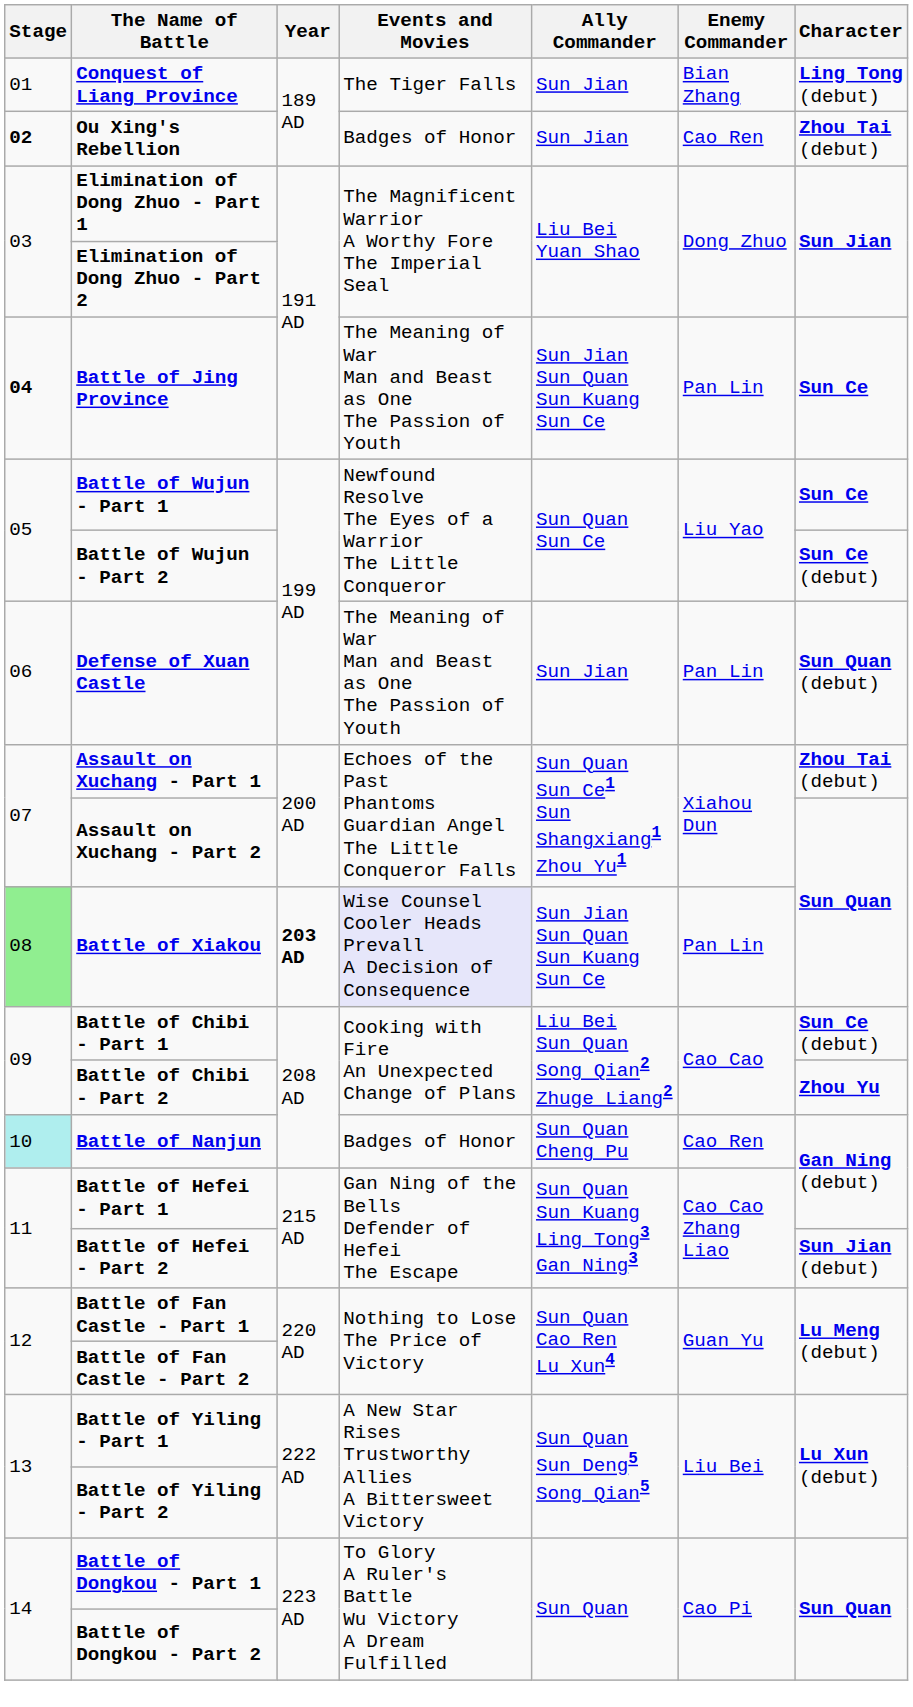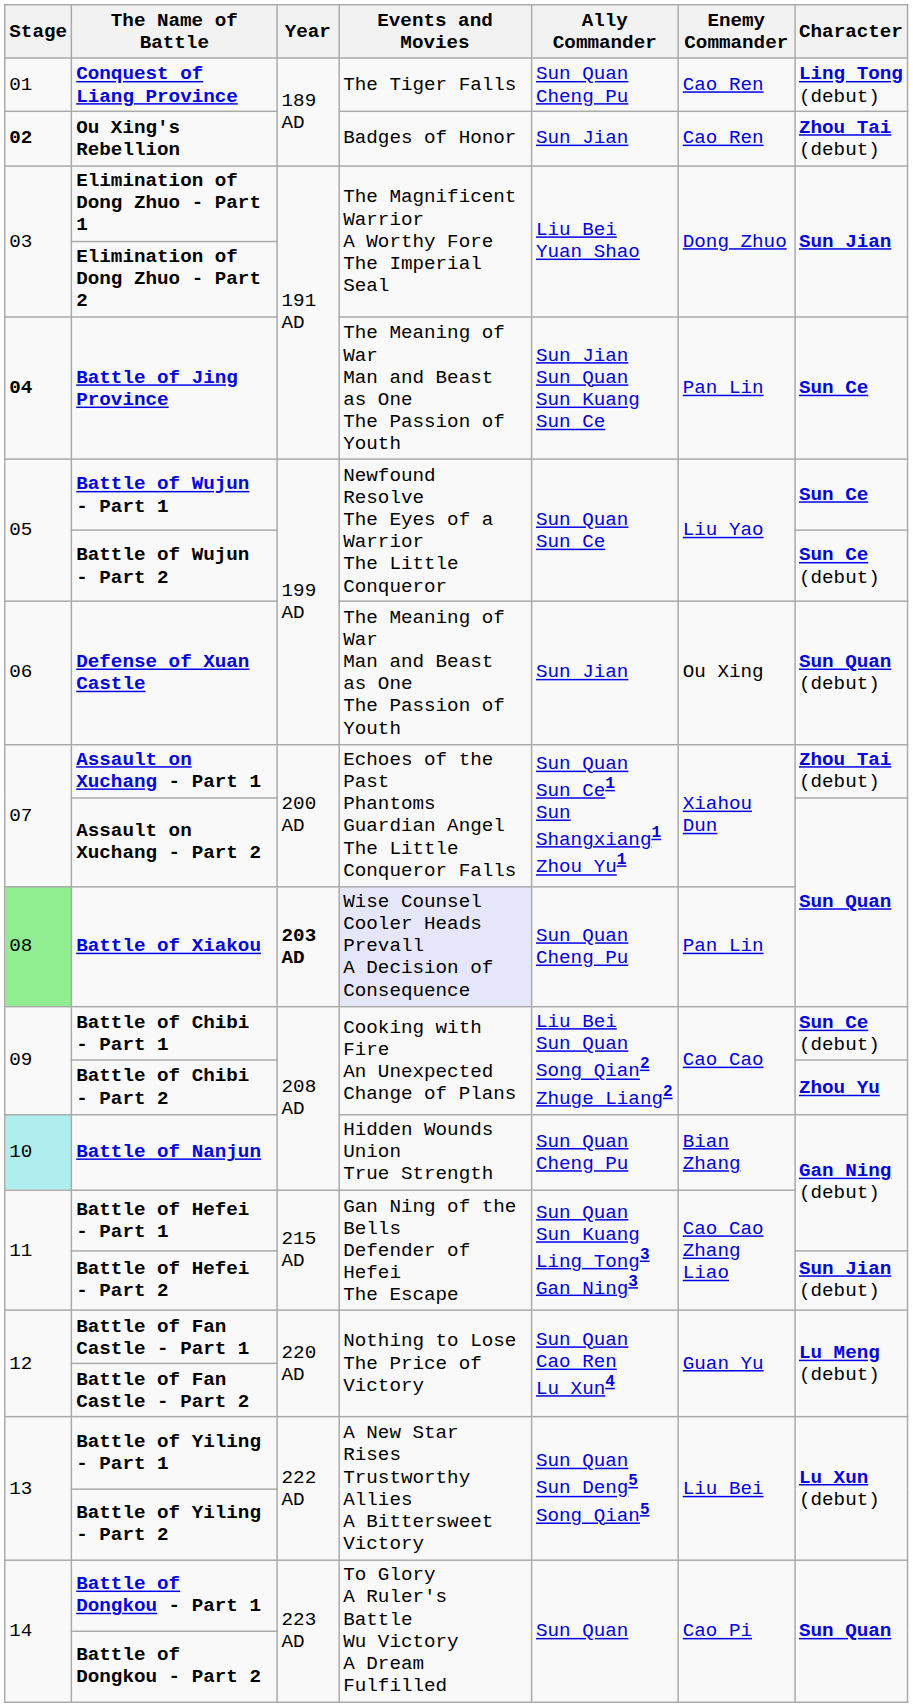(582, 85) Sun Jian -> (582, 85) Sun Quan Cheng Pu
(712, 85) Bian Zhang -> (723, 85) Cao Ren
(723, 673) Pan Lin -> (723, 673) Ou Xing
(588, 946) Sun Jian Sun Quan Sun Kuang Sun Ce -> (582, 946) Sun Quan Cheng Pu
(430, 1141) Badges of Honor -> (418, 1152) Hidden Wounds Union True Strength
(723, 1141) Cao Ren -> (712, 1152) Bian Zhang
